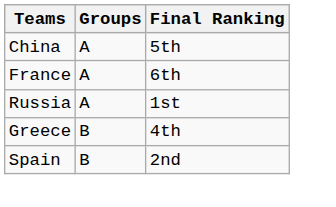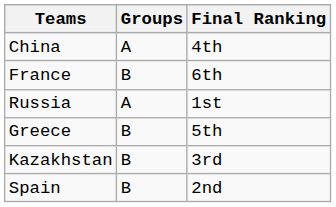(165, 47) 5th -> (207, 47) 4th
(84, 75) A -> (126, 75) B
(165, 131) 4th -> (207, 131) 5th
+ row: (61, 160)
